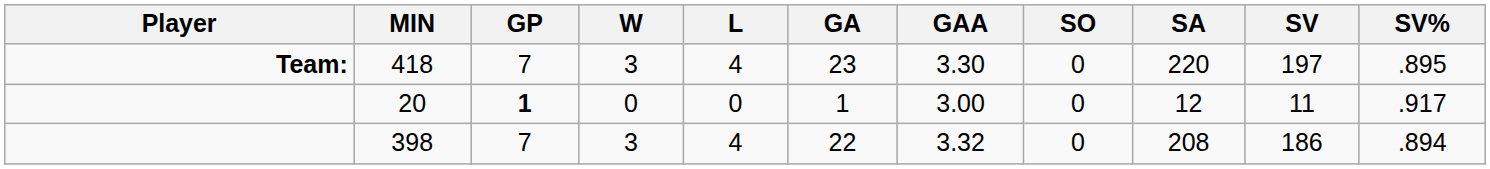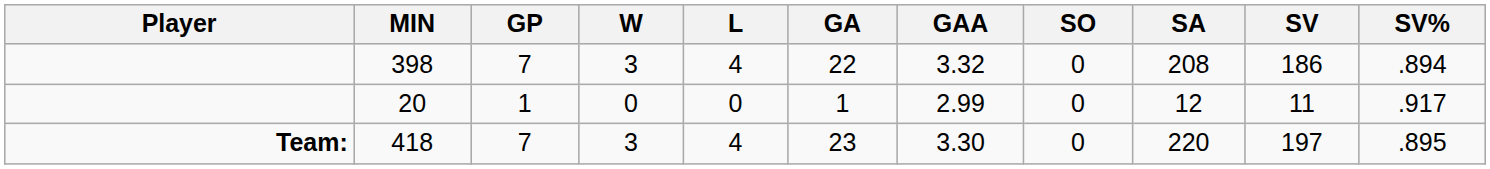rows swapped: (412, 143) <-> (412, 63)
(525, 103) bold -> (525, 103) normal
(961, 103) 3.00 -> (961, 103) 2.99
